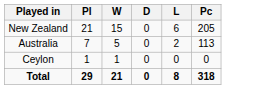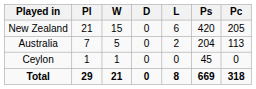+ column: (206, 12)
